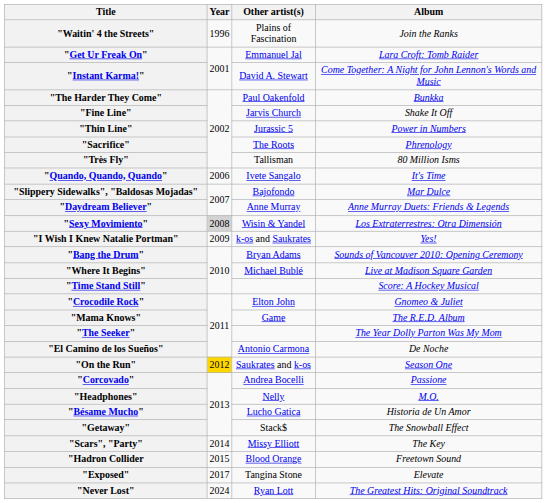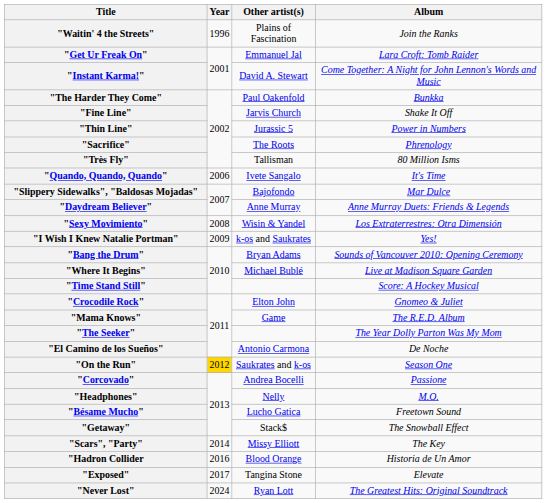(219, 223) lightgrey background -> (219, 223) no background
(429, 412) Historia de Un Amor -> (429, 412) Freetown Sound
(219, 459) 2015 -> (219, 459) 2016
(429, 459) Freetown Sound -> (429, 459) Historia de Un Amor
